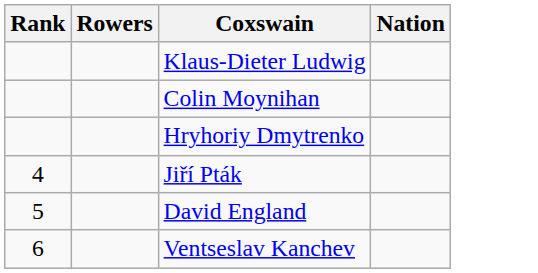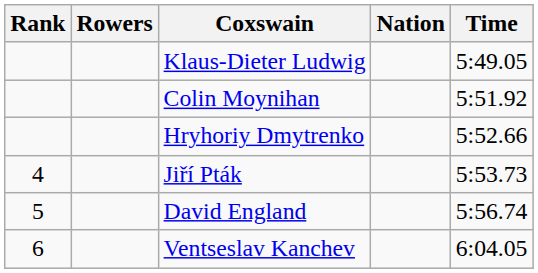+ column: (492, 23)
